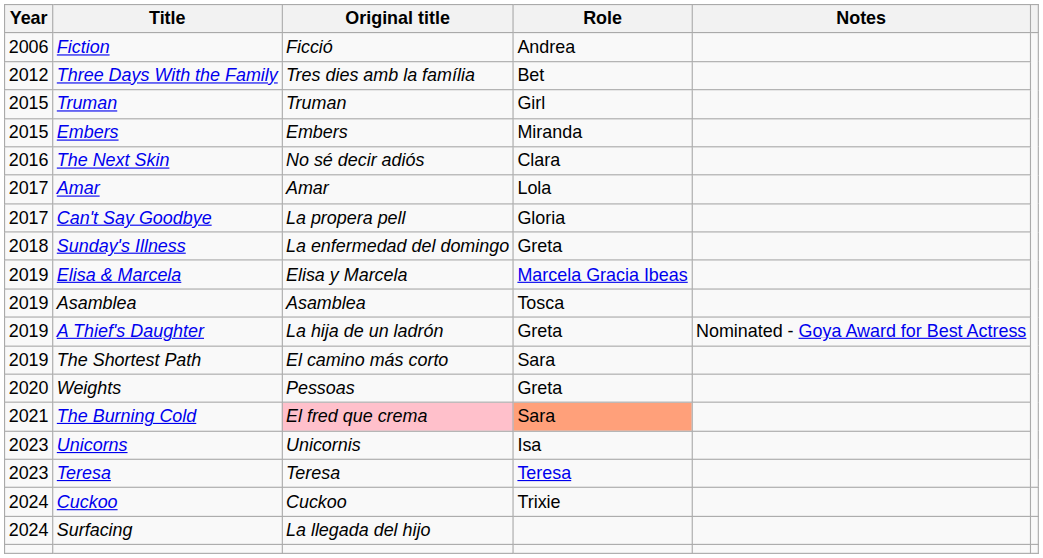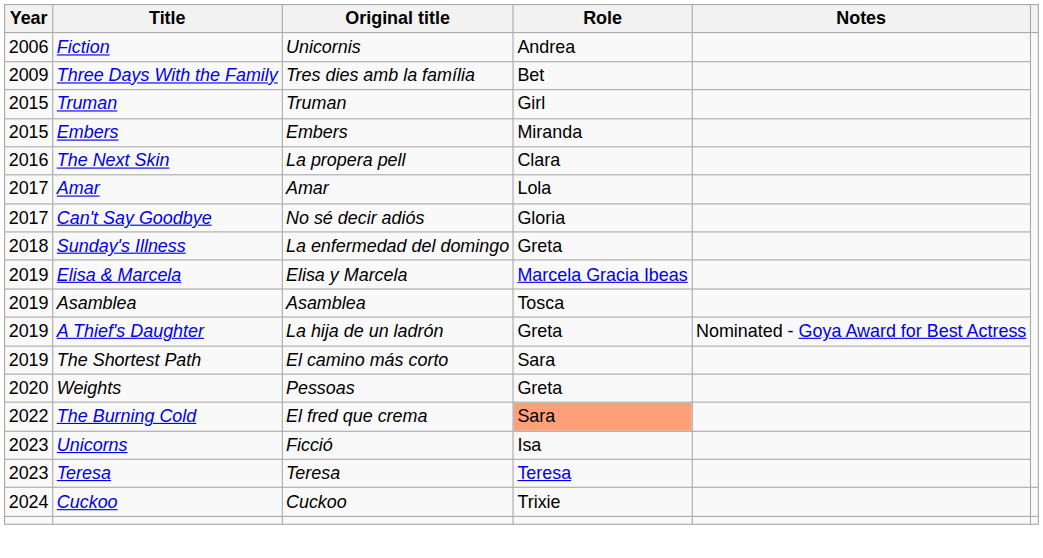(309, 47) Ficció -> (323, 47) Unicornis
(29, 75) 2012 -> (29, 75) 2009
(355, 160) No sé decir adiós -> (346, 160) La propera pell
(346, 217) La propera pell -> (355, 217) No sé decir adiós
(29, 416) 2021 -> (29, 416) 2022
(357, 416) pink background -> (357, 416) no background
(323, 445) Unicornis -> (309, 445) Ficció
- row: (95, 530)
